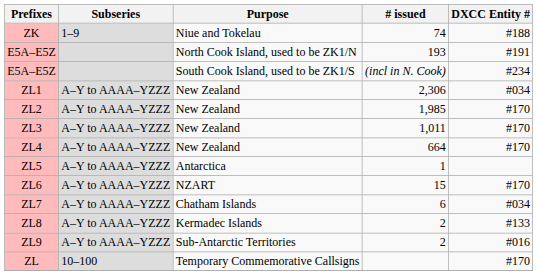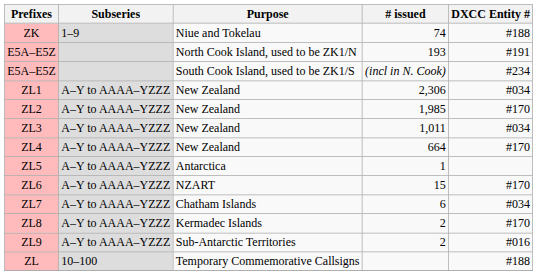(518, 128) #170 -> (518, 128) #034
(518, 223) #133 -> (518, 223) #170
(518, 261) #170 -> (518, 261) #188
